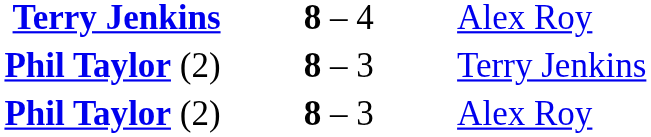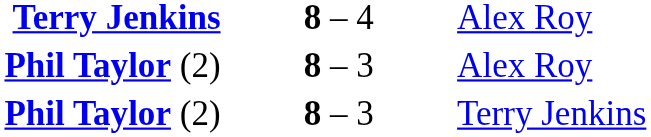rows swapped: (113, 113) <-> (113, 65)
